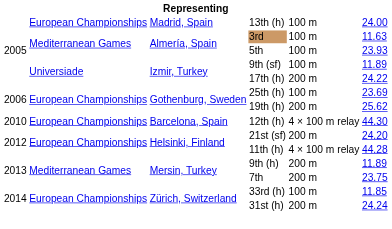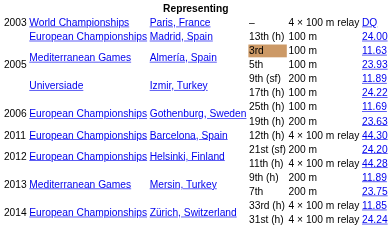+ row: (252, 22)
(303, 65) 100 m -> (303, 79) 200 m
(303, 79) 200 m -> (303, 93) 100 m
(375, 93) 23.69 -> (374, 107) 11.69
(375, 107) 25.62 -> (375, 121) 23.63
(15, 121) 2010 -> (15, 135) 2011
(303, 191) 100 m -> (324, 205) 4 × 100 m relay
(303, 205) 200 m -> (324, 220) 4 × 100 m relay
